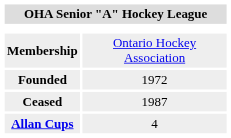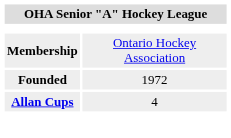- row: (42, 101)
